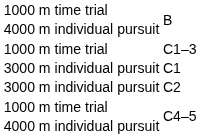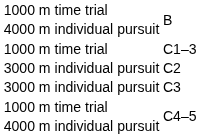- row: (82, 68)
+ row: (82, 88)
